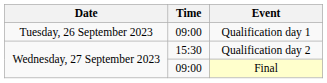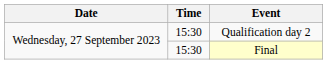- row: (266, 31)
(189, 68) 09:00 -> (189, 50) 15:30
